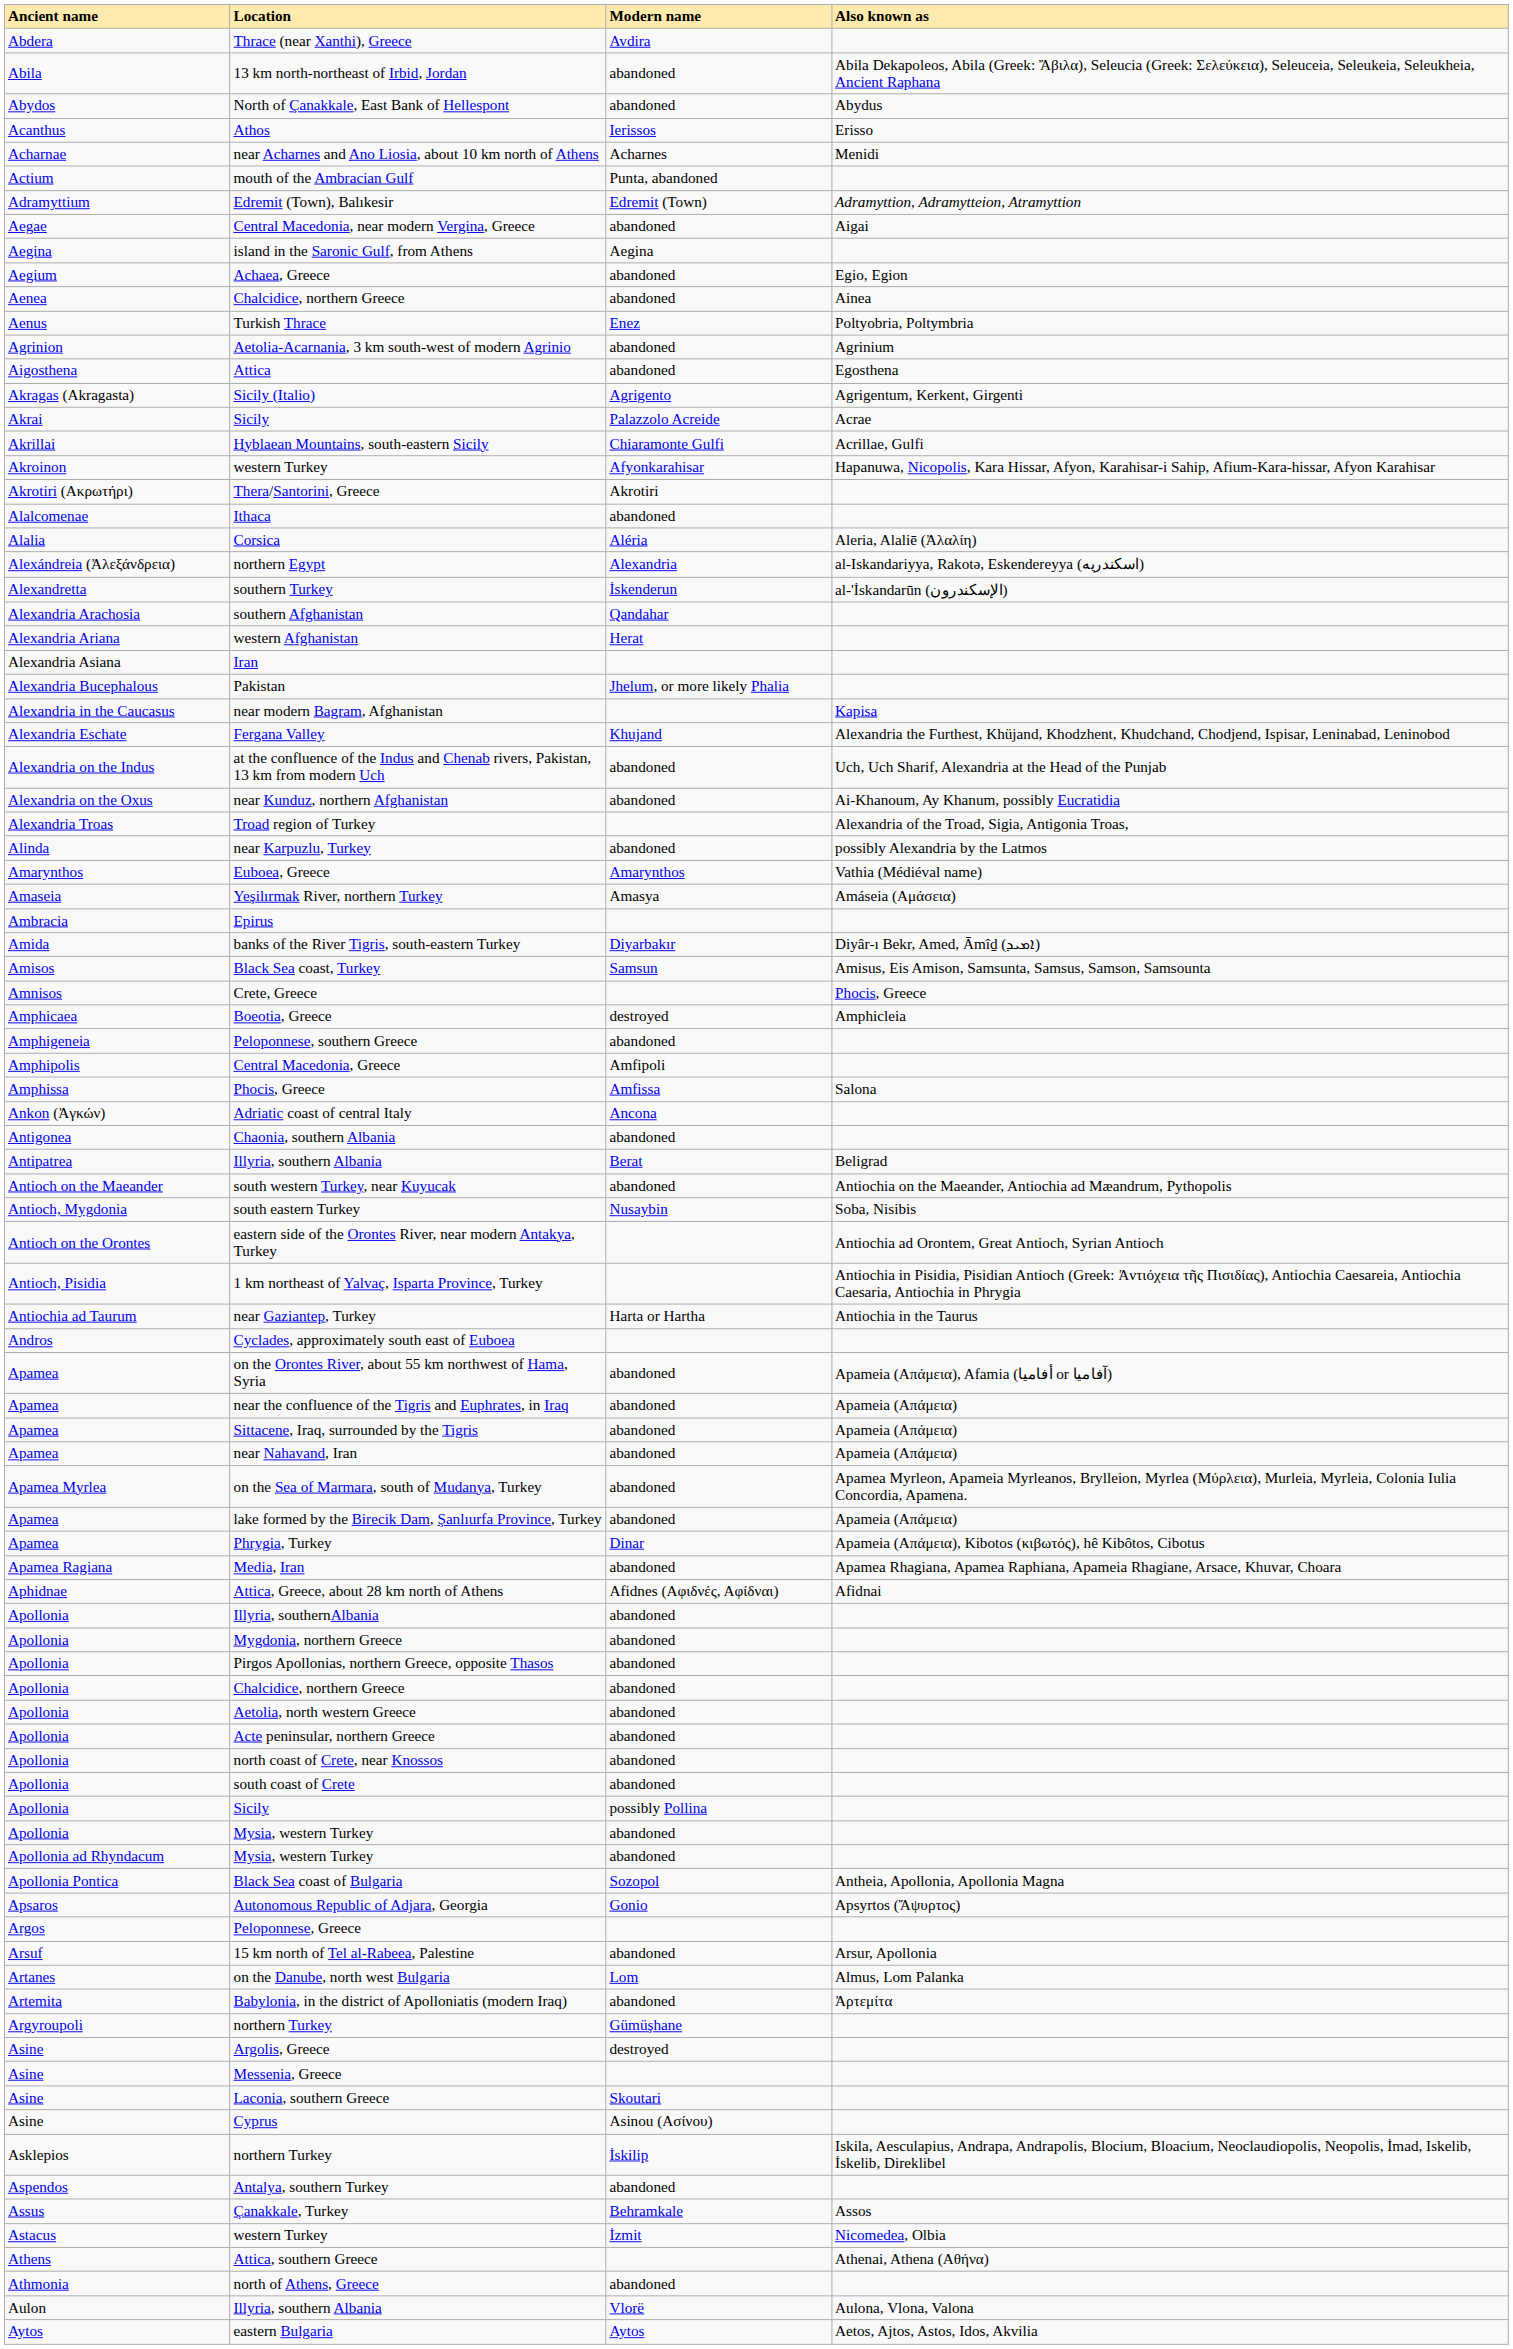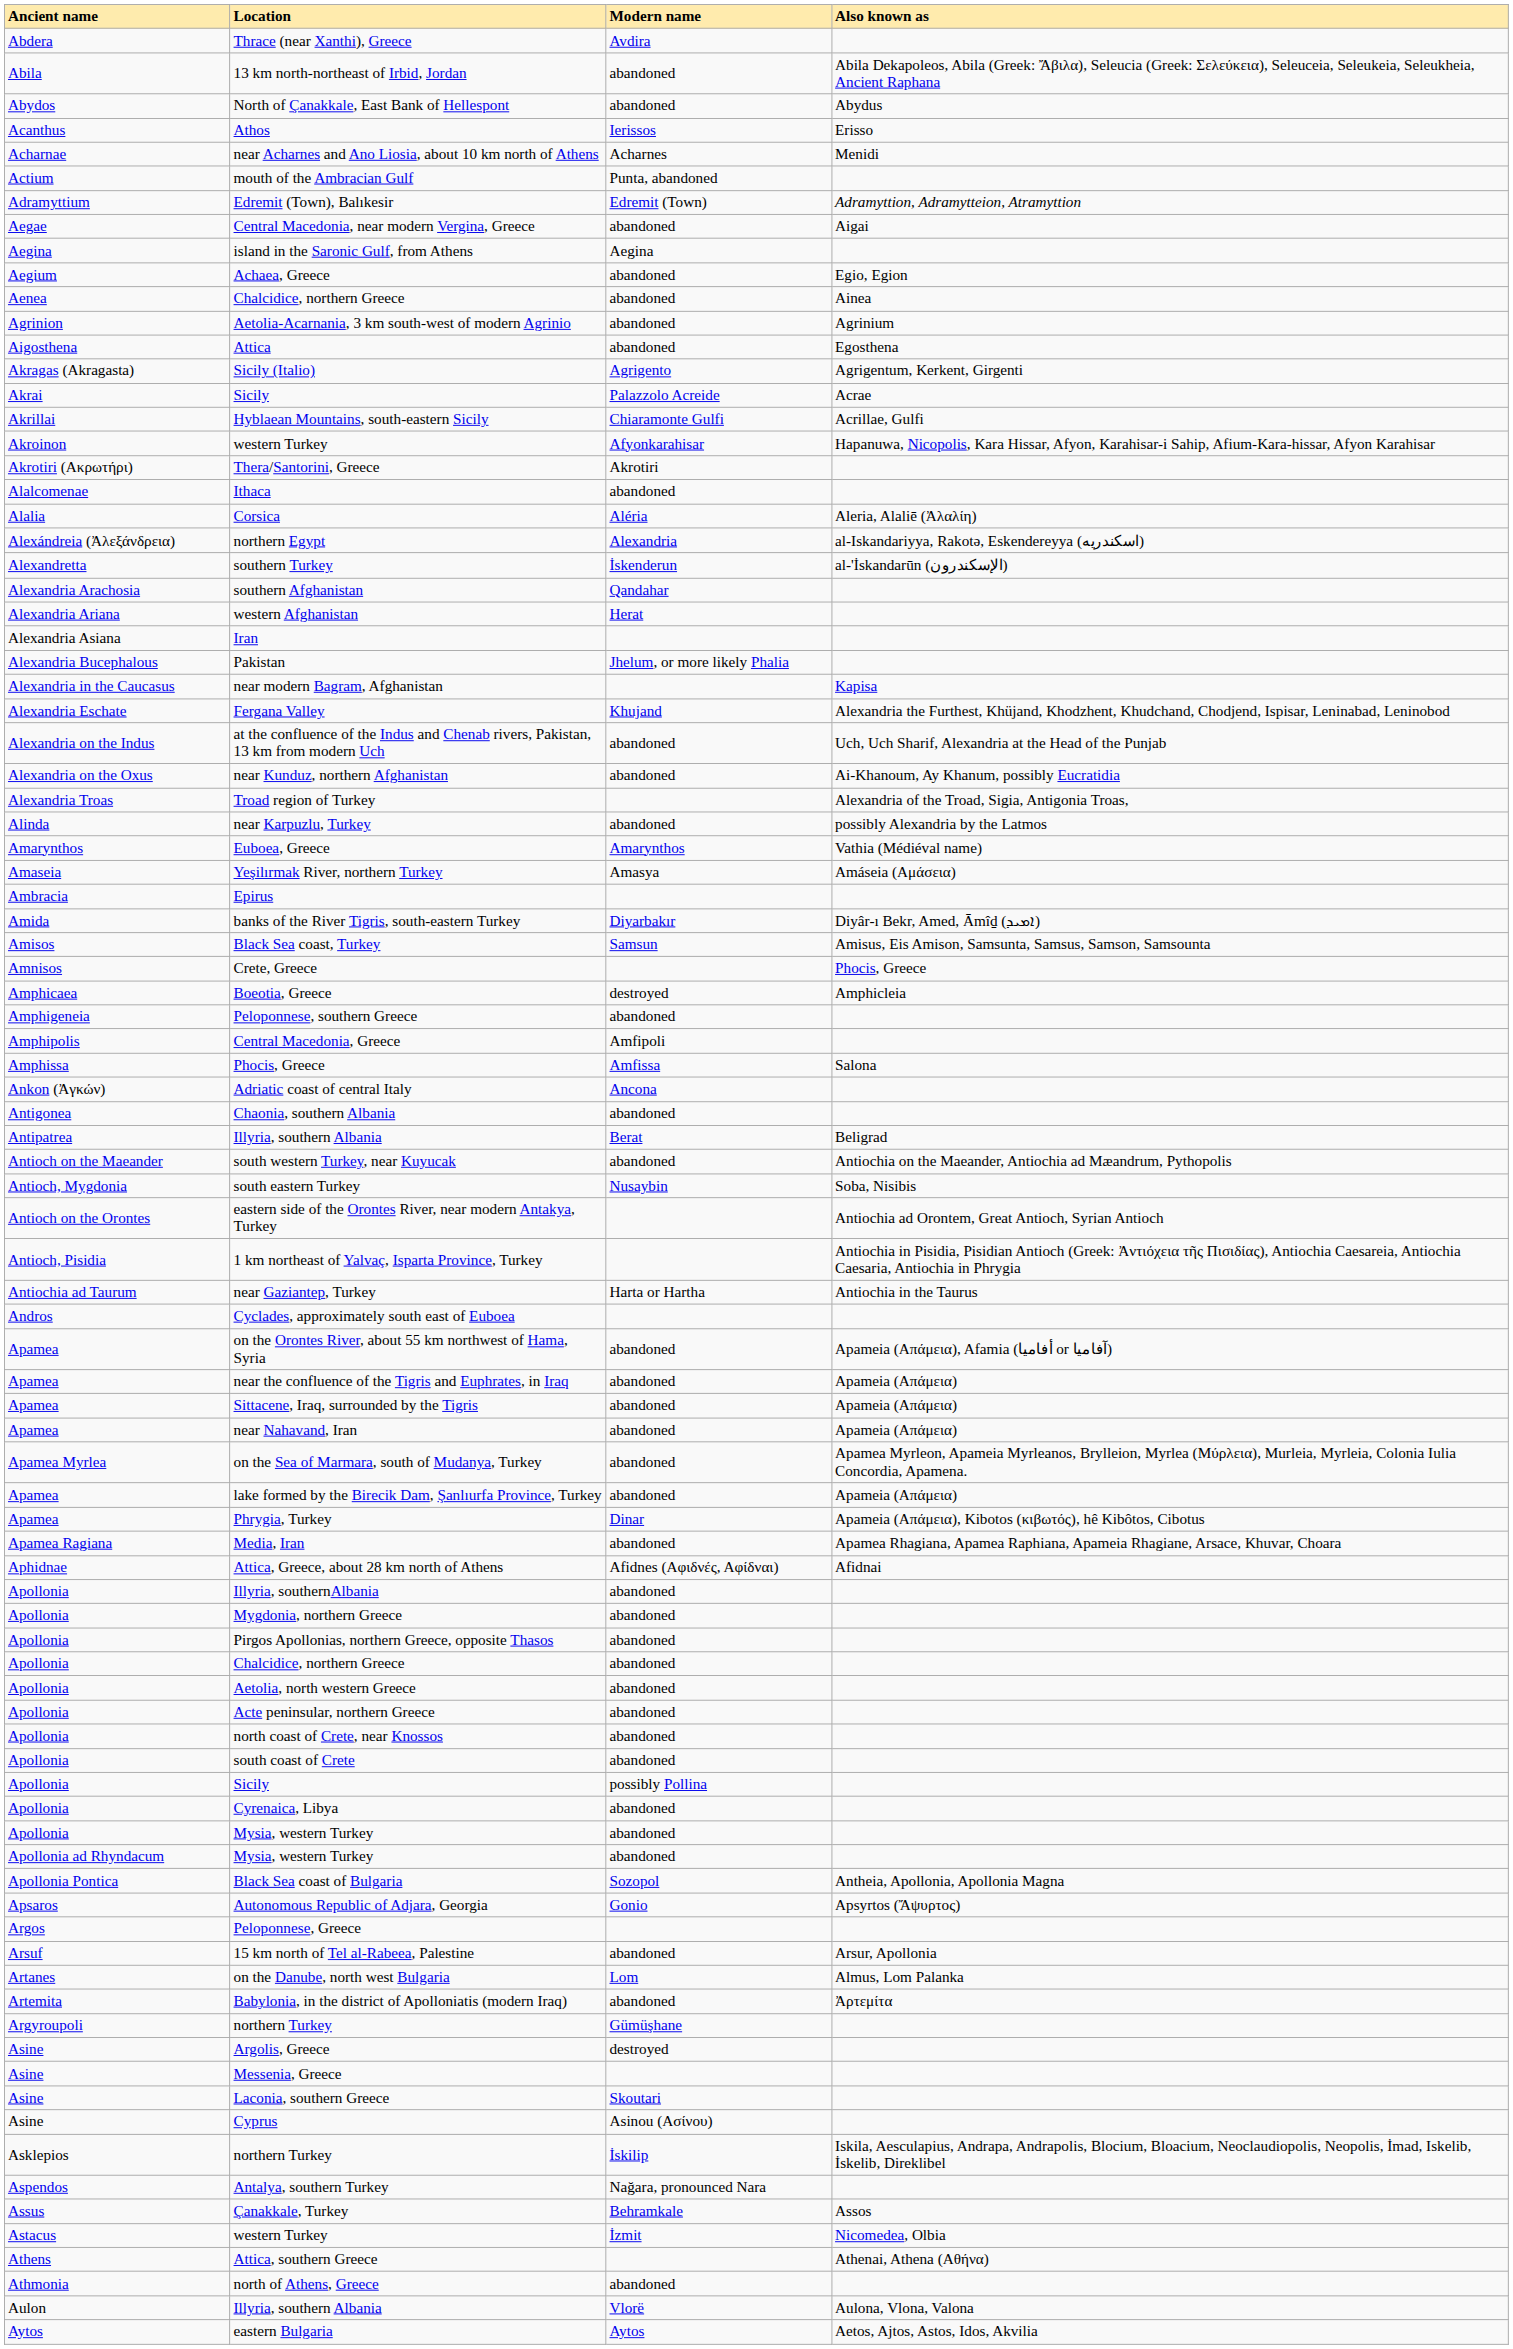- row: (27, 322)
+ row: (38, 1808)
(642, 2187) abandoned -> (688, 2187) Nağara, pronounced Nara
